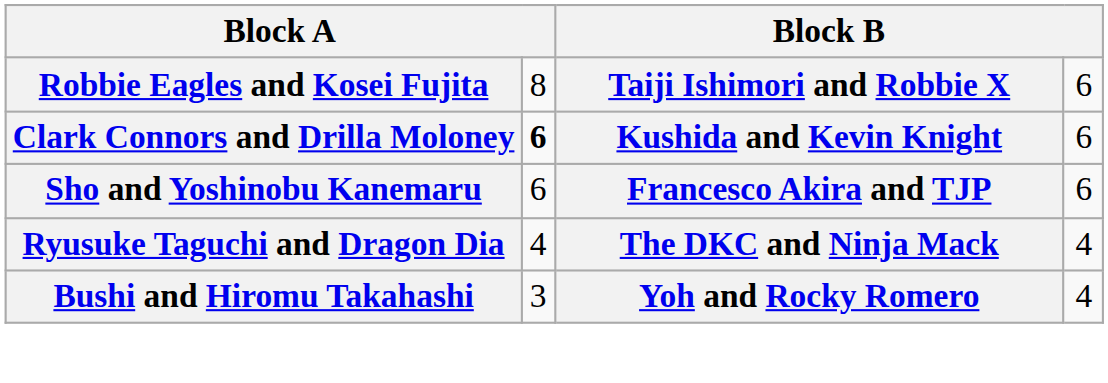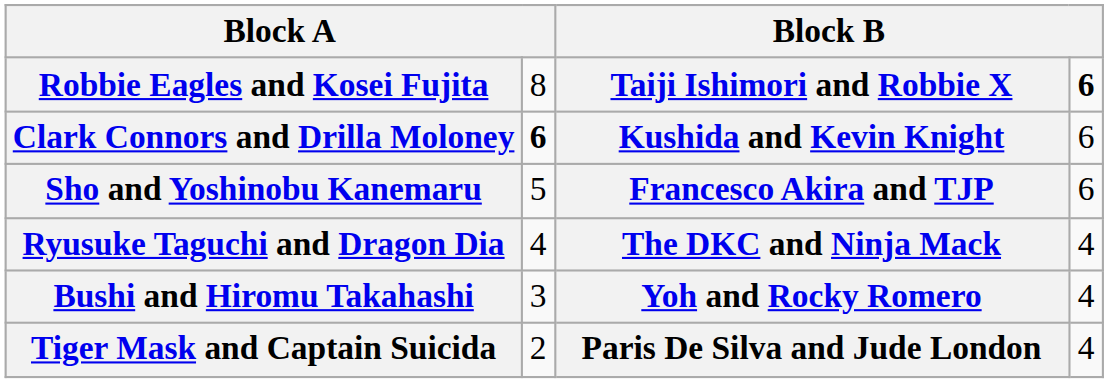(1084, 84) normal -> (1086, 84) bold
(538, 190) 6 -> (538, 190) 5
+ row: (264, 349)
